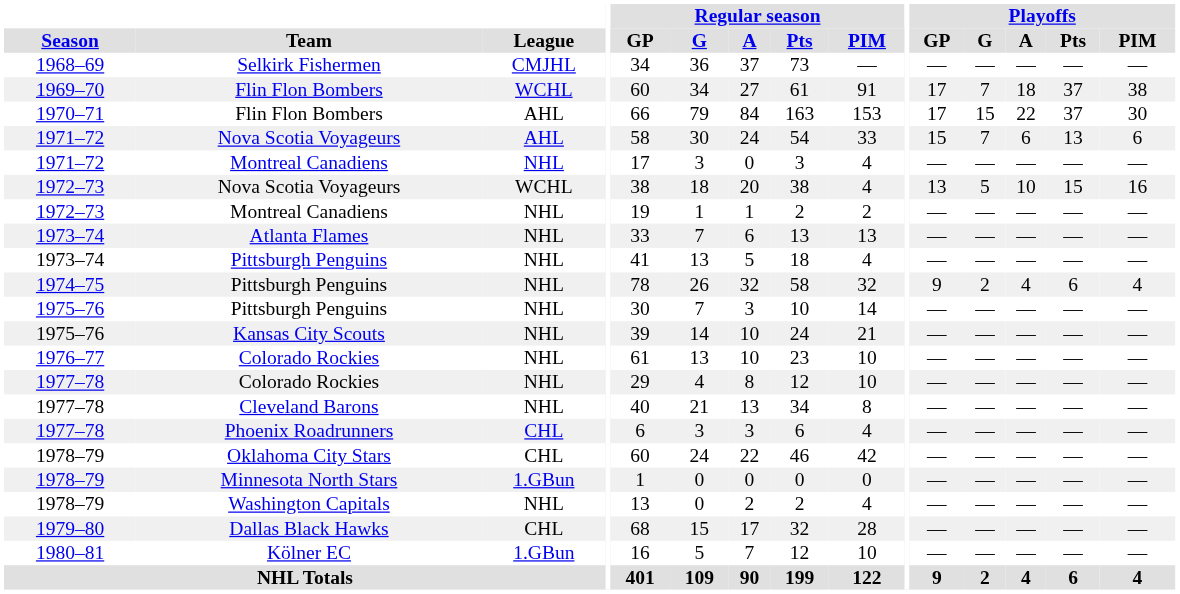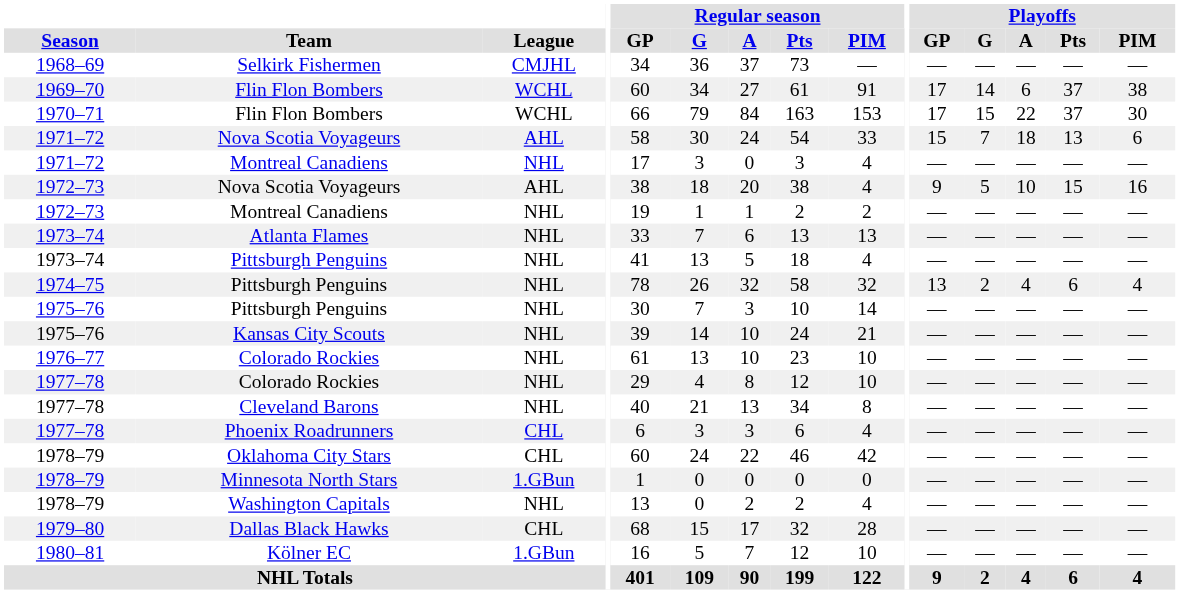(985, 89) 7 -> (985, 89) 14
(1026, 89) 18 -> (1026, 89) 6
(544, 113) AHL -> (544, 113) WCHL
(1026, 138) 6 -> (1026, 138) 18
(544, 186) WCHL -> (544, 186) AHL
(937, 186) 13 -> (937, 186) 9
(937, 284) 9 -> (937, 284) 13
